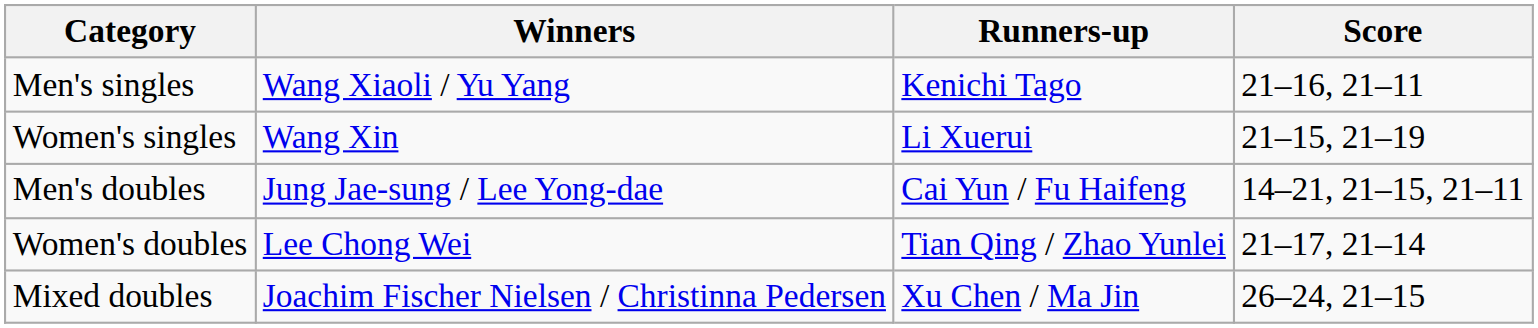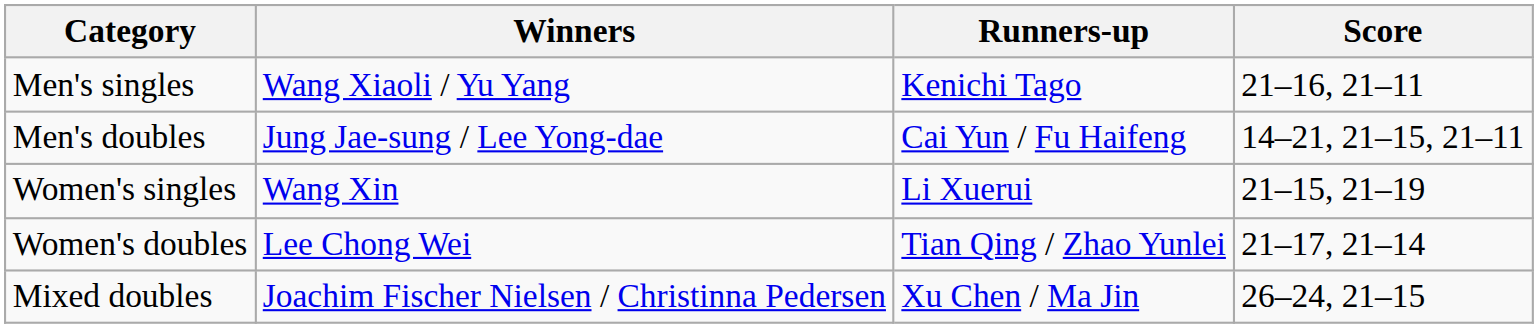rows swapped: (124, 137) <-> (109, 190)
